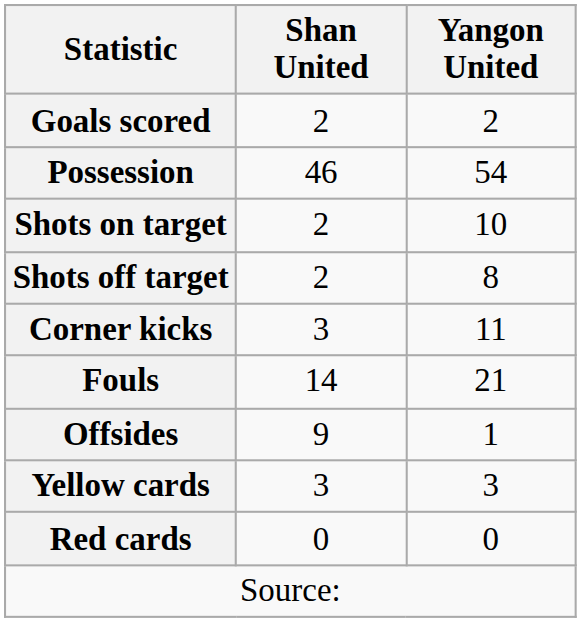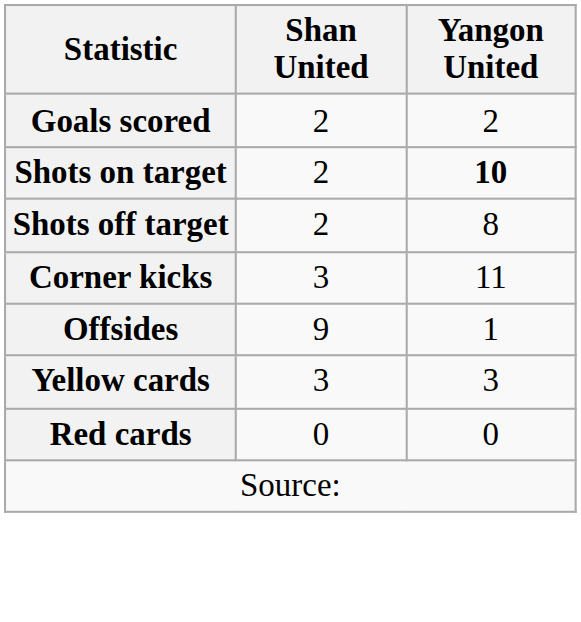- row: (121, 172)
(491, 224) normal -> (491, 172) bold
- row: (121, 381)
